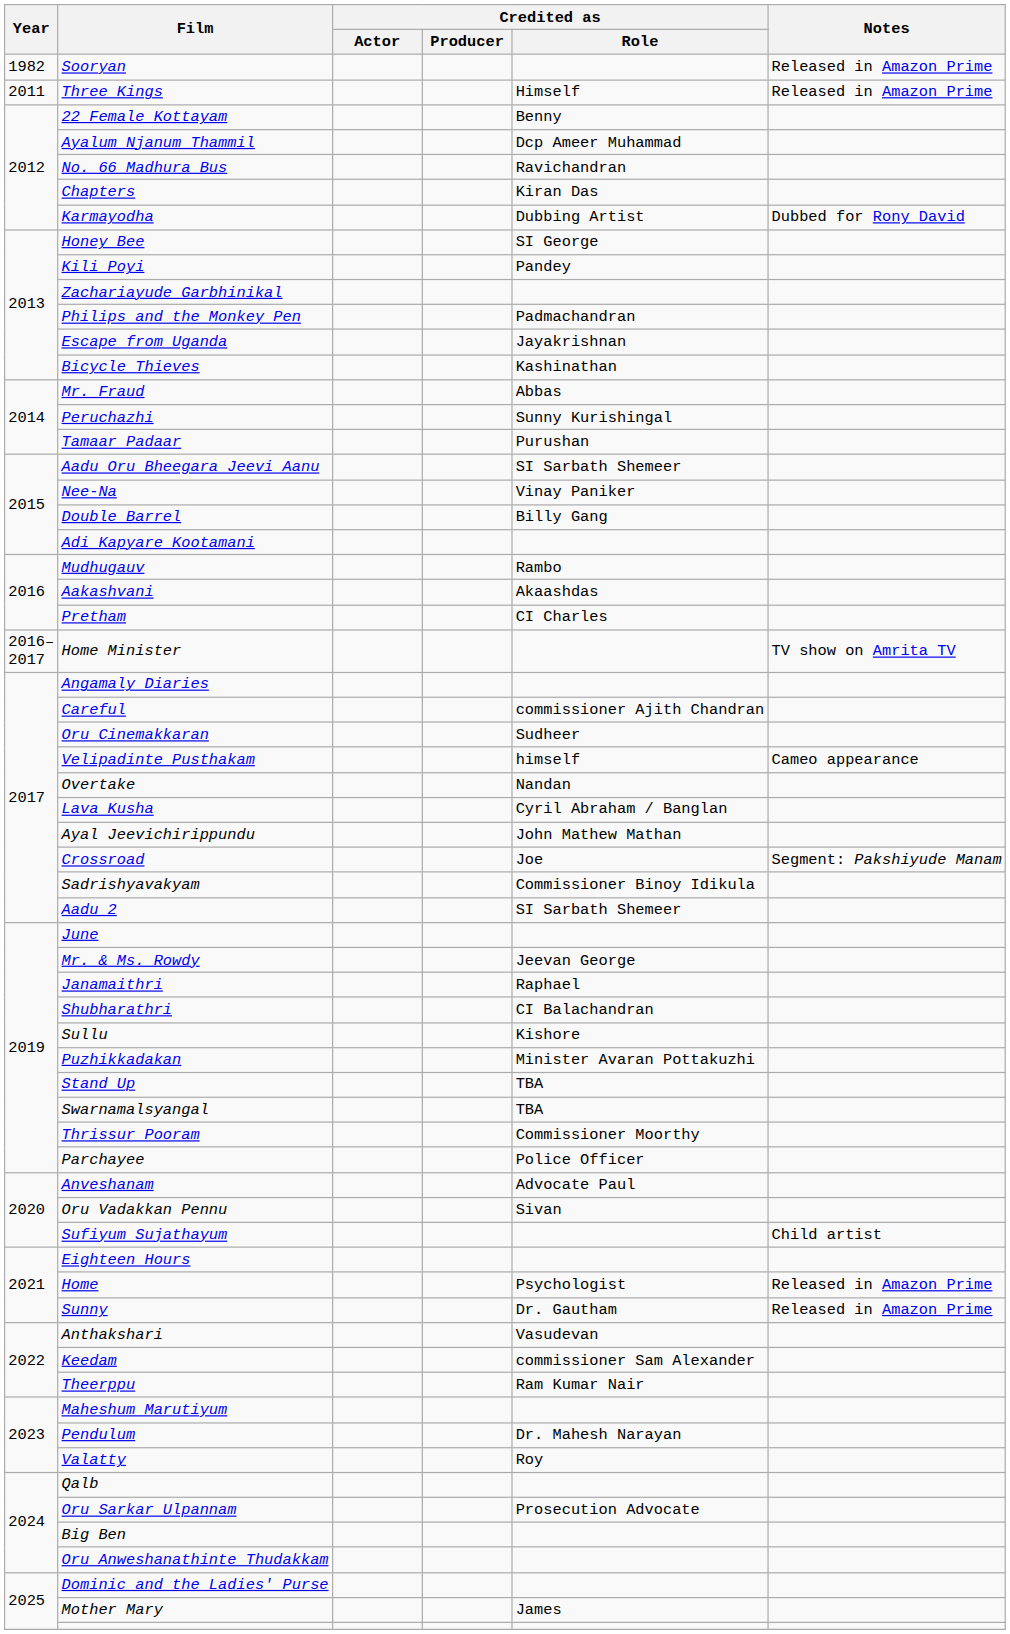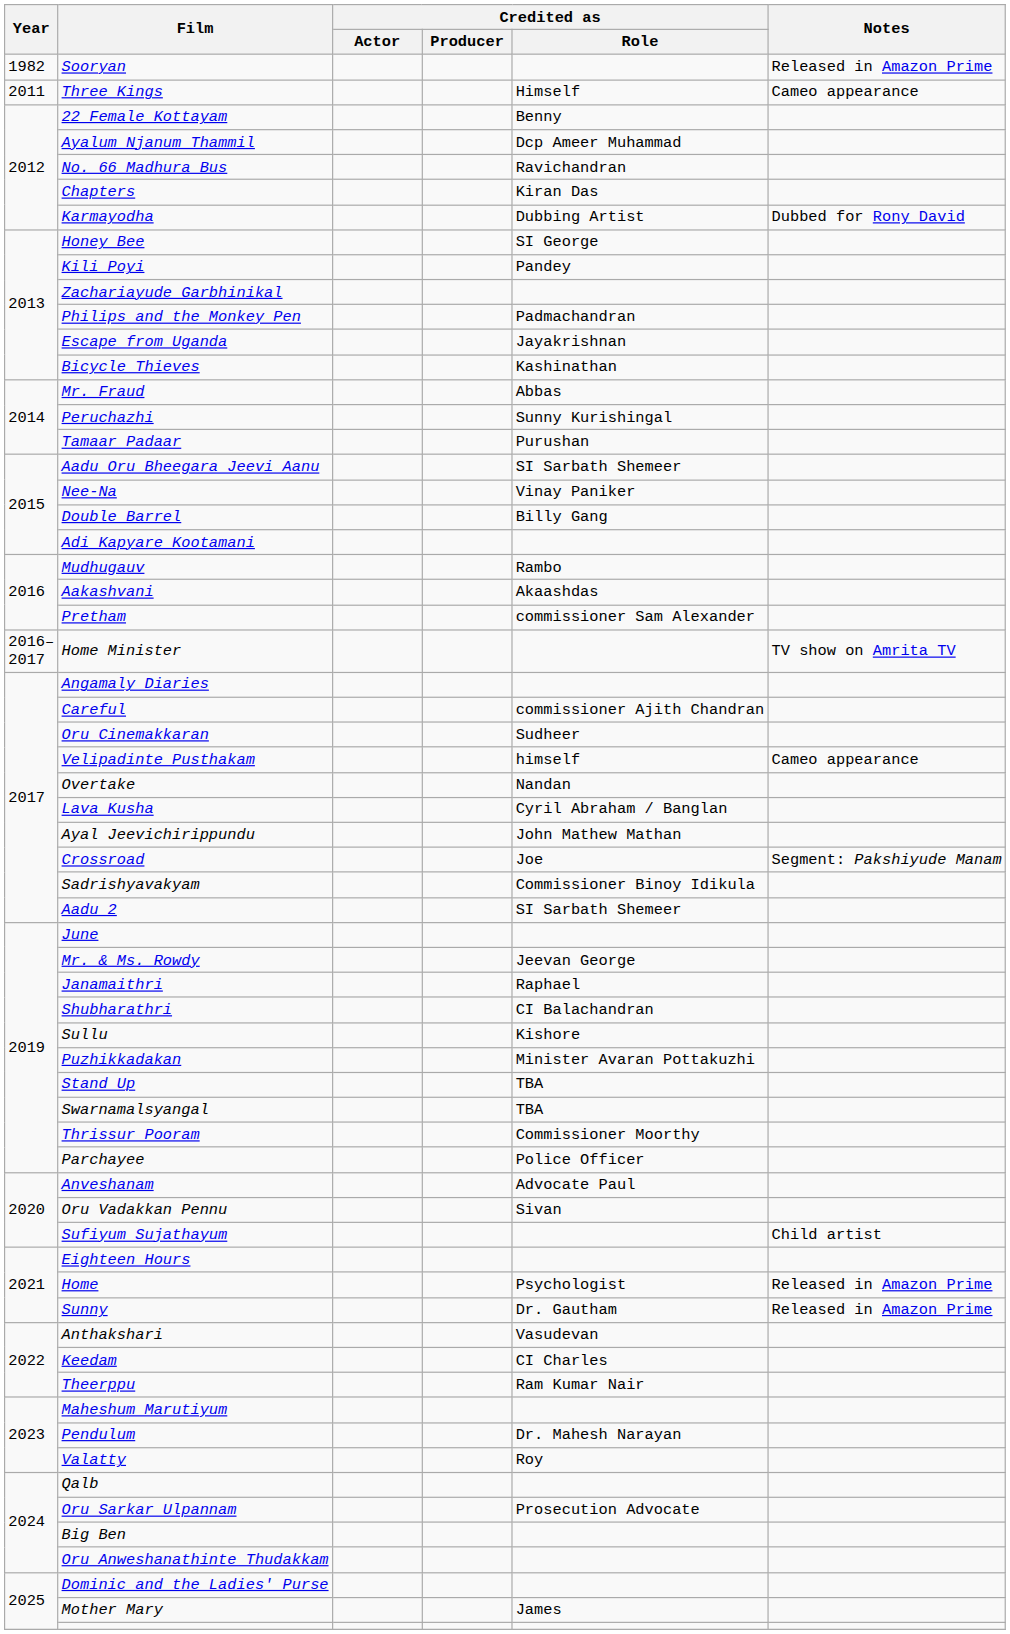(882, 92) Released in Amazon Prime -> (845, 92) Cameo appearance
(562, 617) CI Charles -> (635, 617) commissioner Sam Alexander
(635, 1360) commissioner Sam Alexander -> (562, 1360) CI Charles
